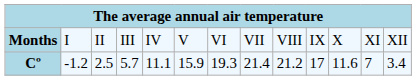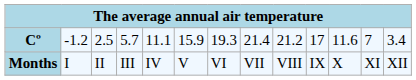rows swapped: (33, 39) <-> (33, 63)
